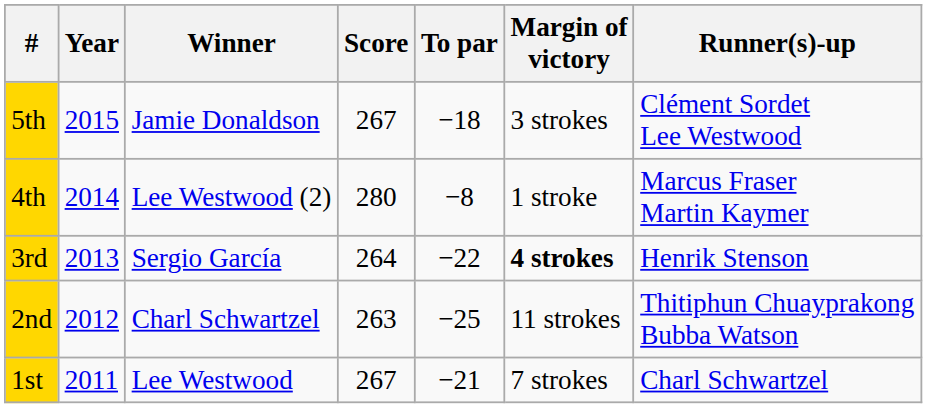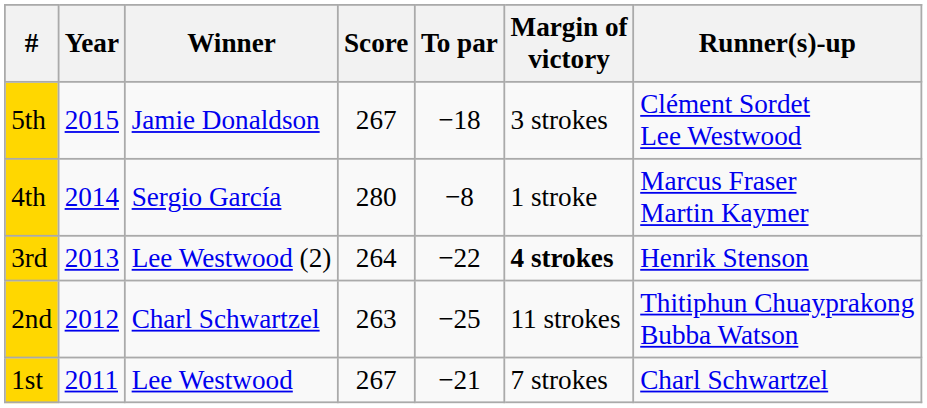(231, 197) Lee Westwood (2) -> (207, 197) Sergio García
(207, 258) Sergio García -> (231, 258) Lee Westwood (2)
